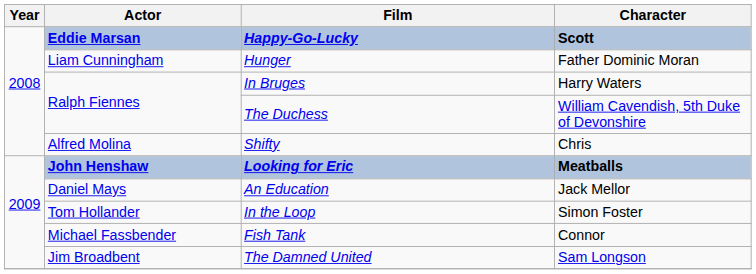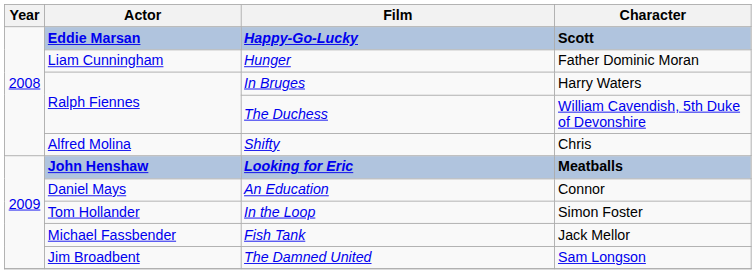(594, 189) Jack Mellor -> (581, 189) Connor
(581, 235) Connor -> (594, 235) Jack Mellor
